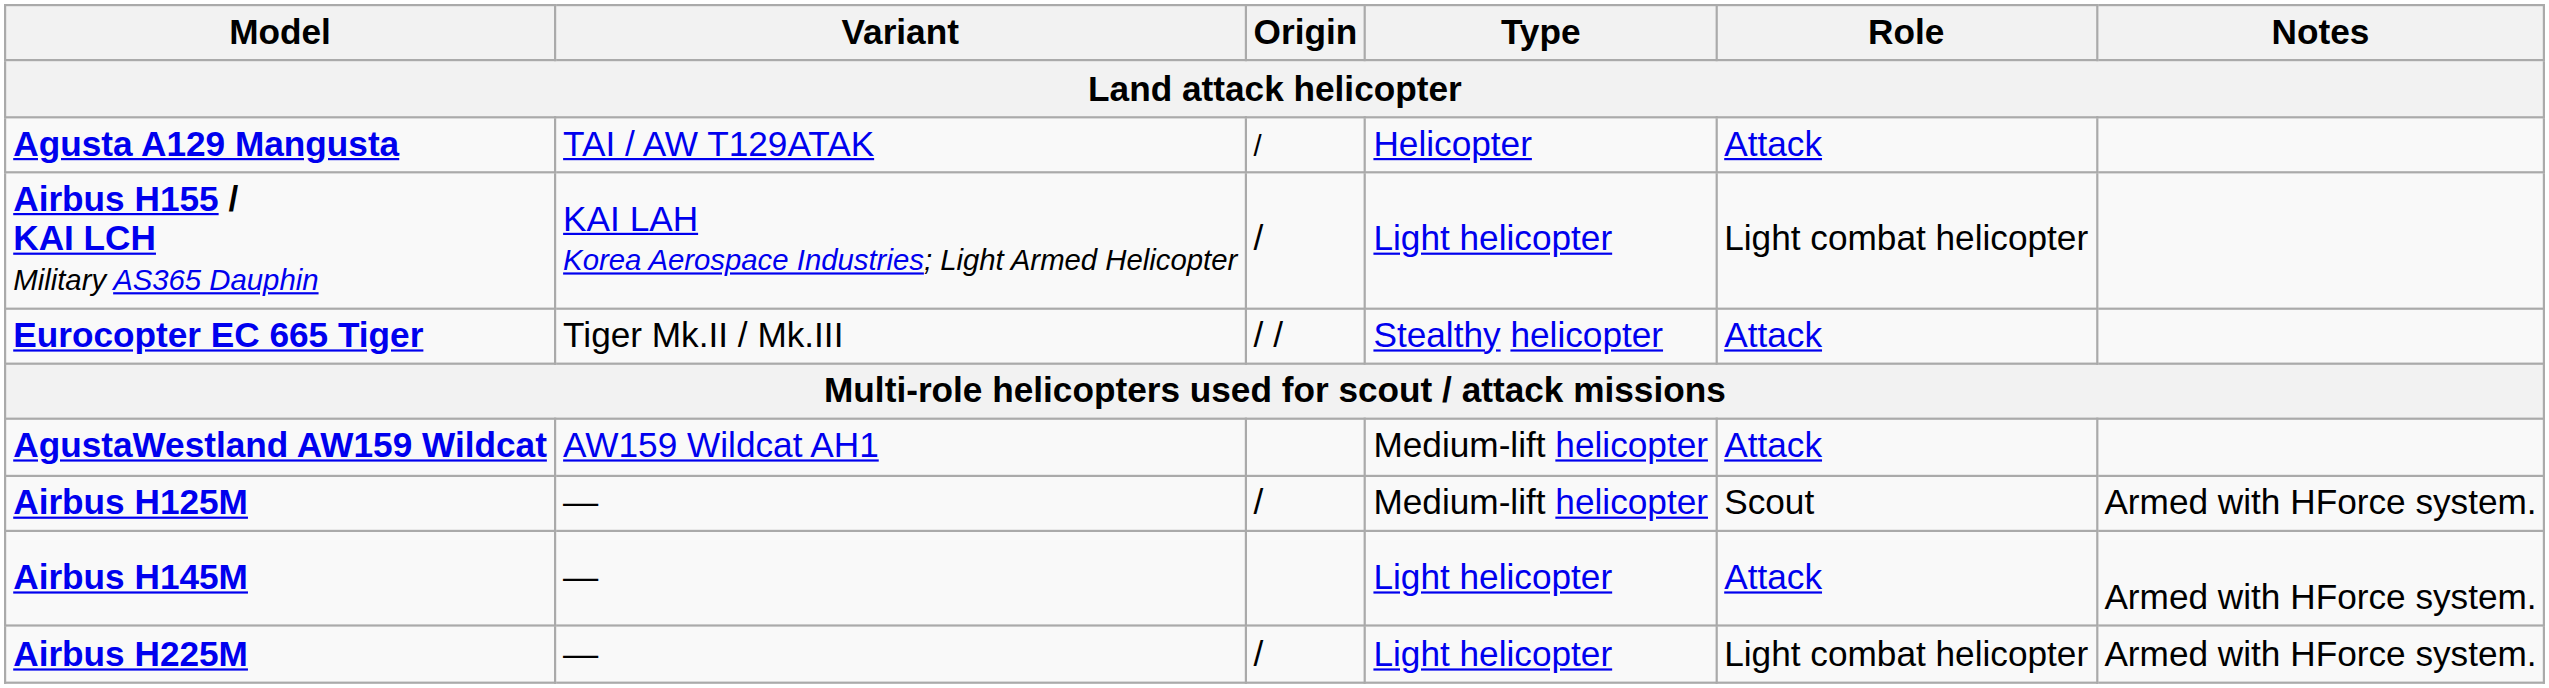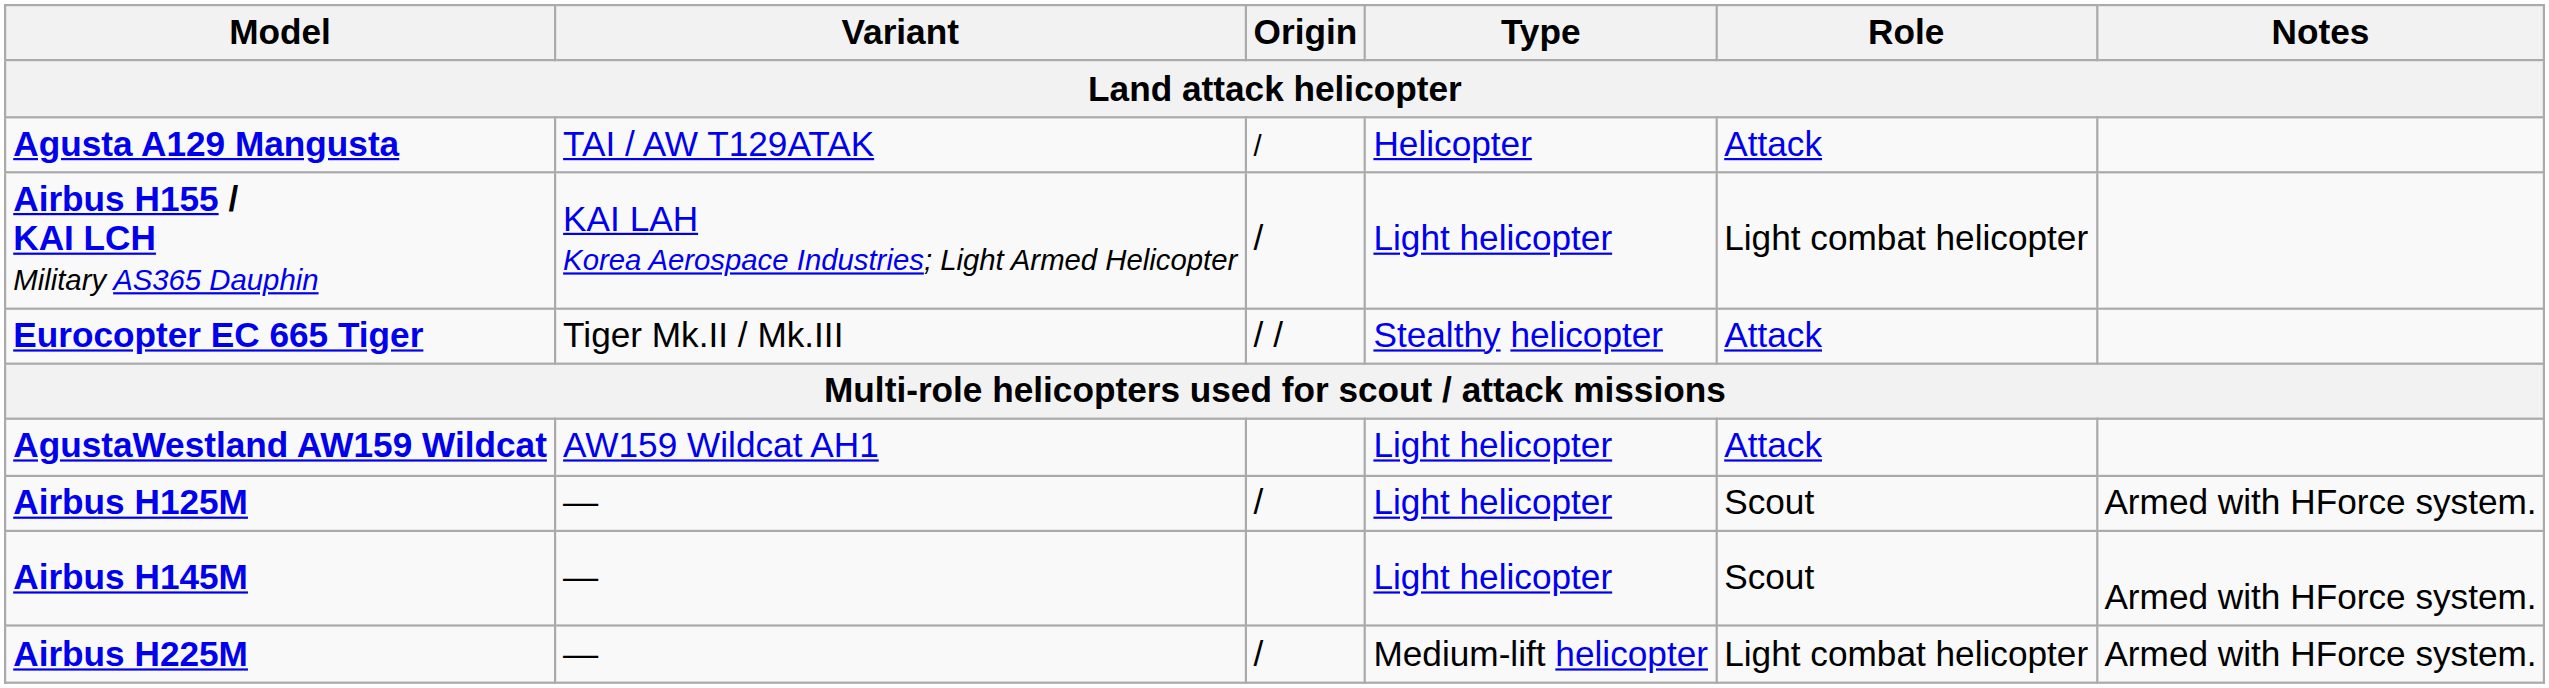(1541, 446) Medium-lift helicopter -> (1493, 446) Light helicopter
(1541, 502) Medium-lift helicopter -> (1493, 502) Light helicopter
(1773, 578) Attack -> (1769, 578) Scout
(1493, 653) Light helicopter -> (1541, 653) Medium-lift helicopter
